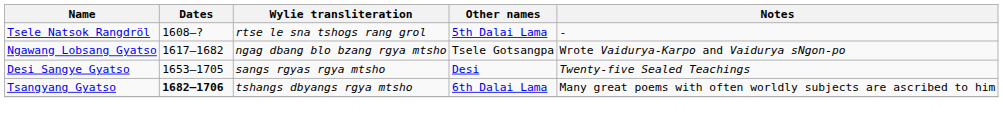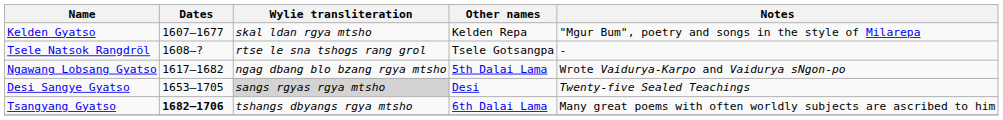+ row: (51, 32)
(500, 32) 5th Dalai Lama -> (503, 51) Tsele Gotsangpa
(503, 51) Tsele Gotsangpa -> (500, 69) 5th Dalai Lama
(310, 69) no background -> (310, 87) lightgrey background
